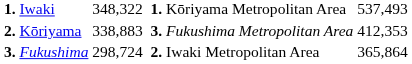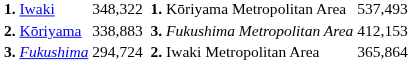(382, 30) 412,353 -> (382, 30) 412,153
(118, 52) 298,724 -> (118, 52) 294,724
